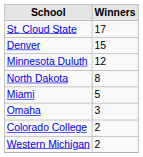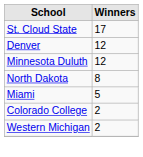(100, 45) 15 -> (100, 45) 12
- row: (24, 111)
